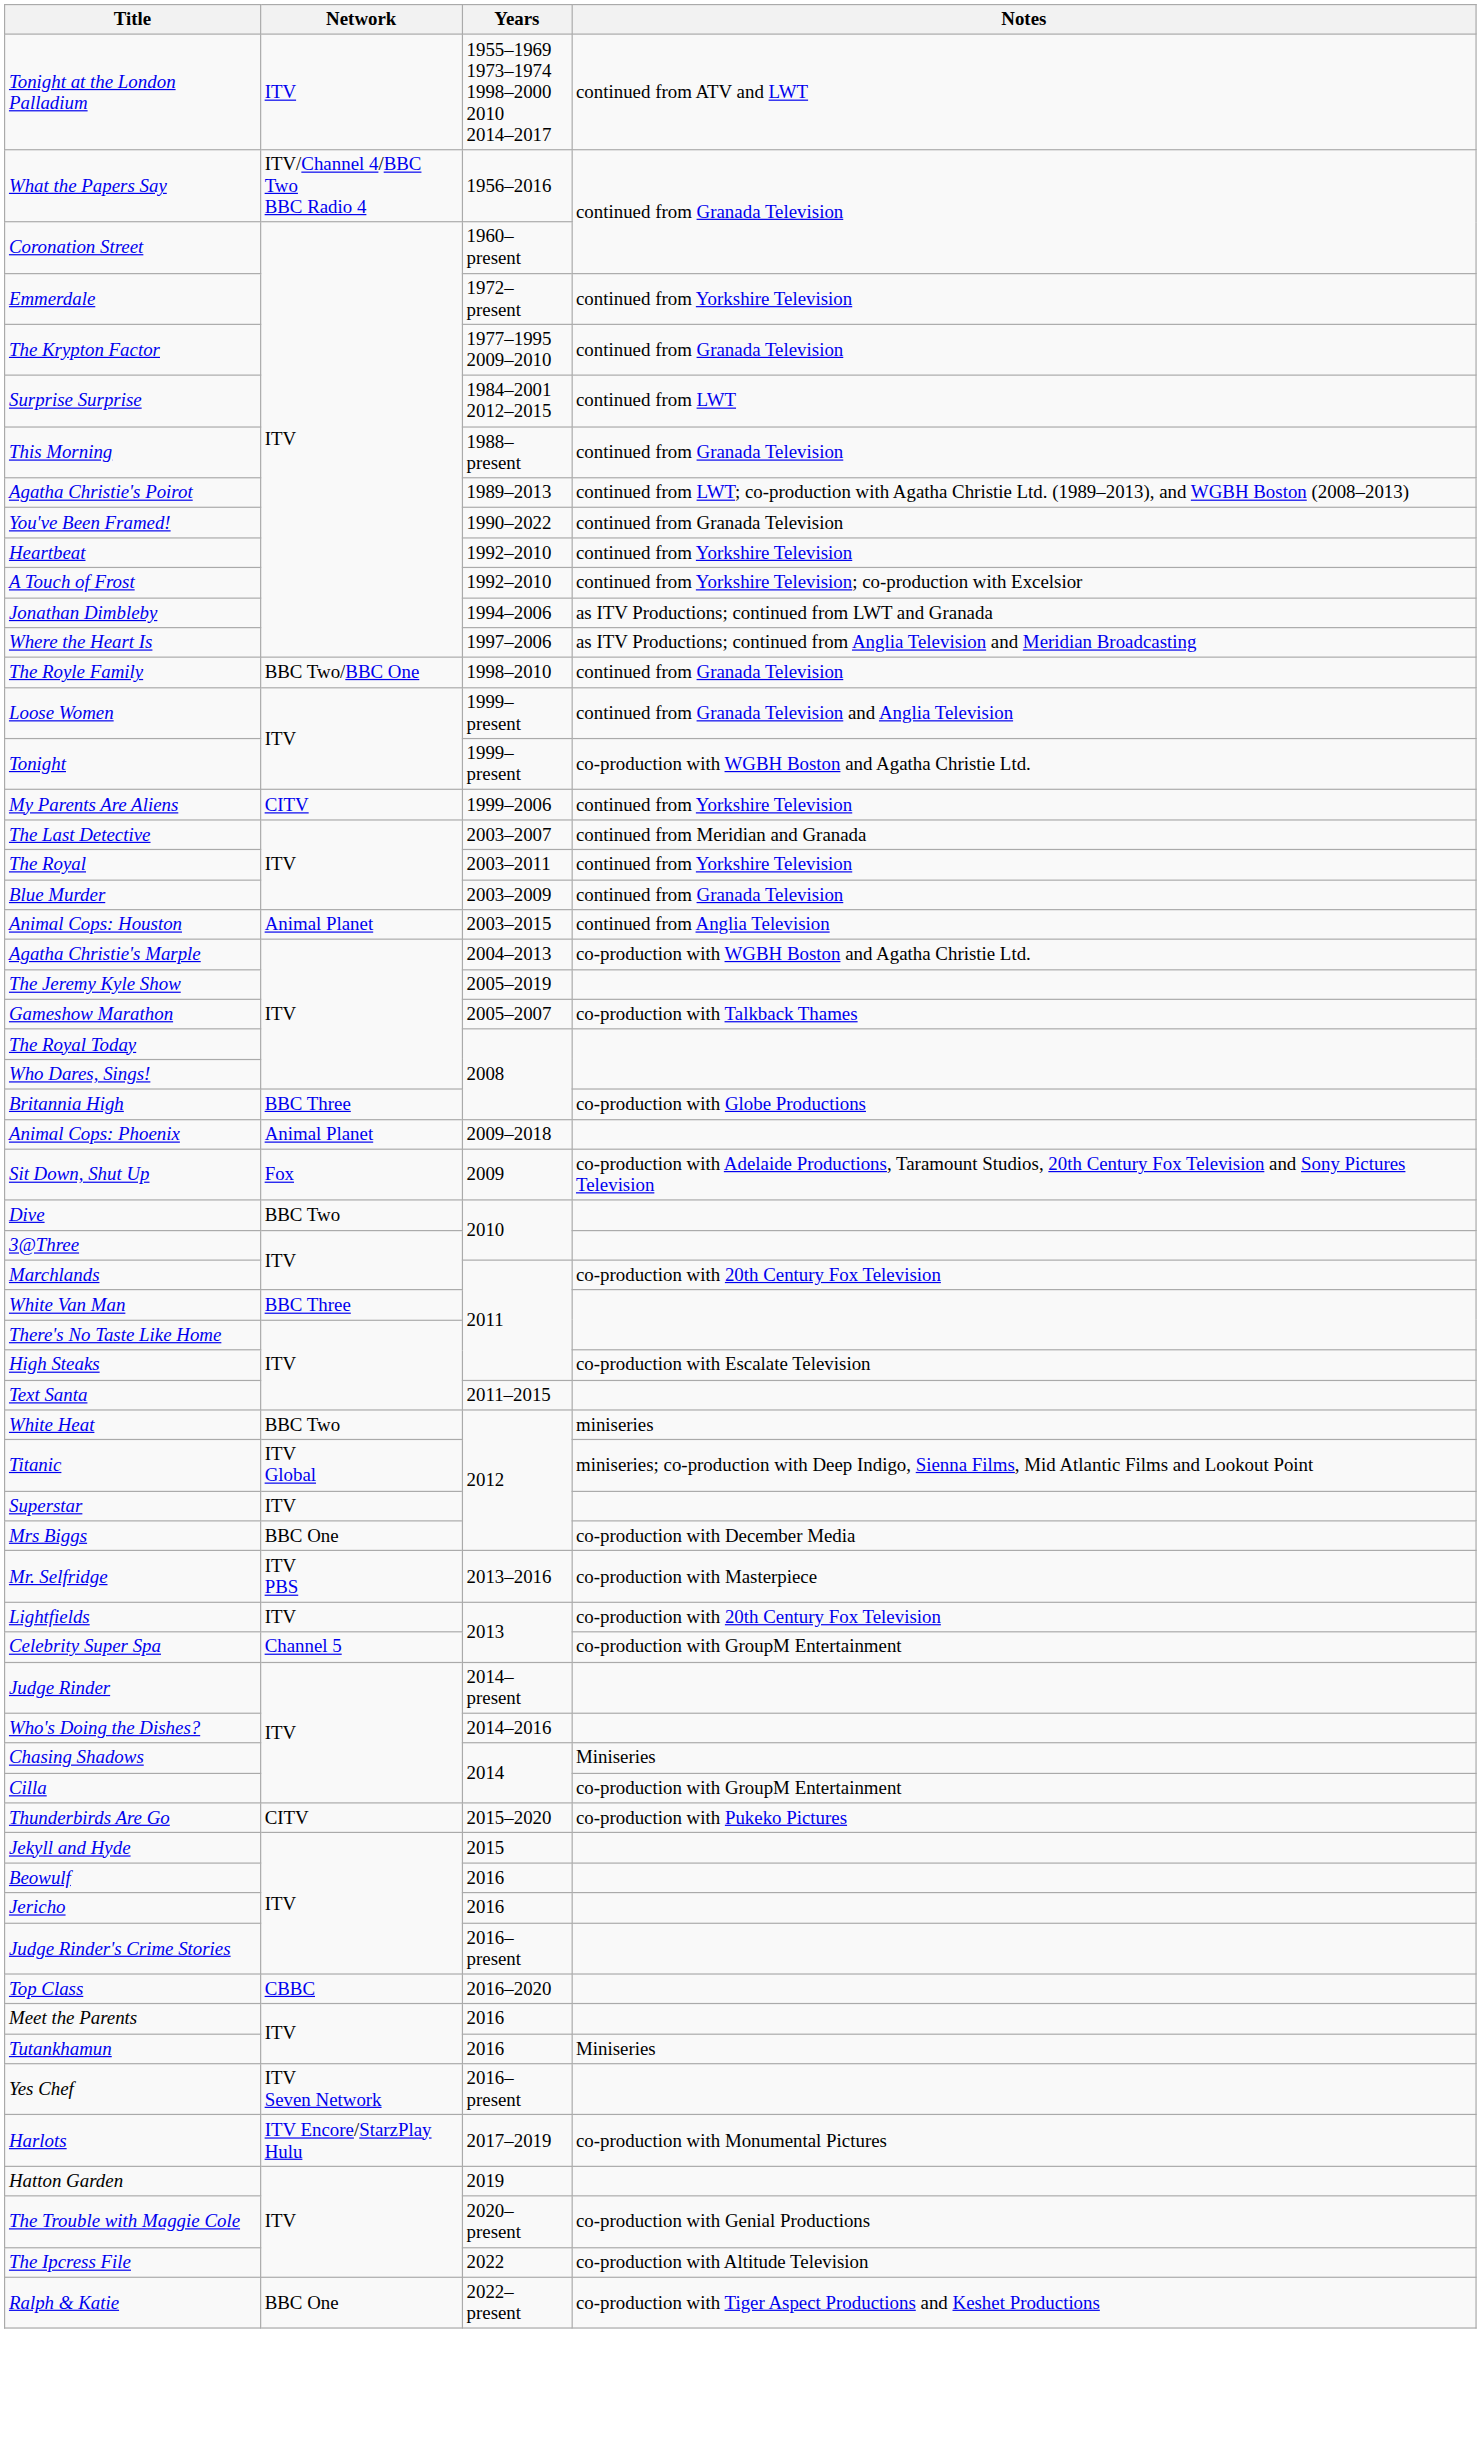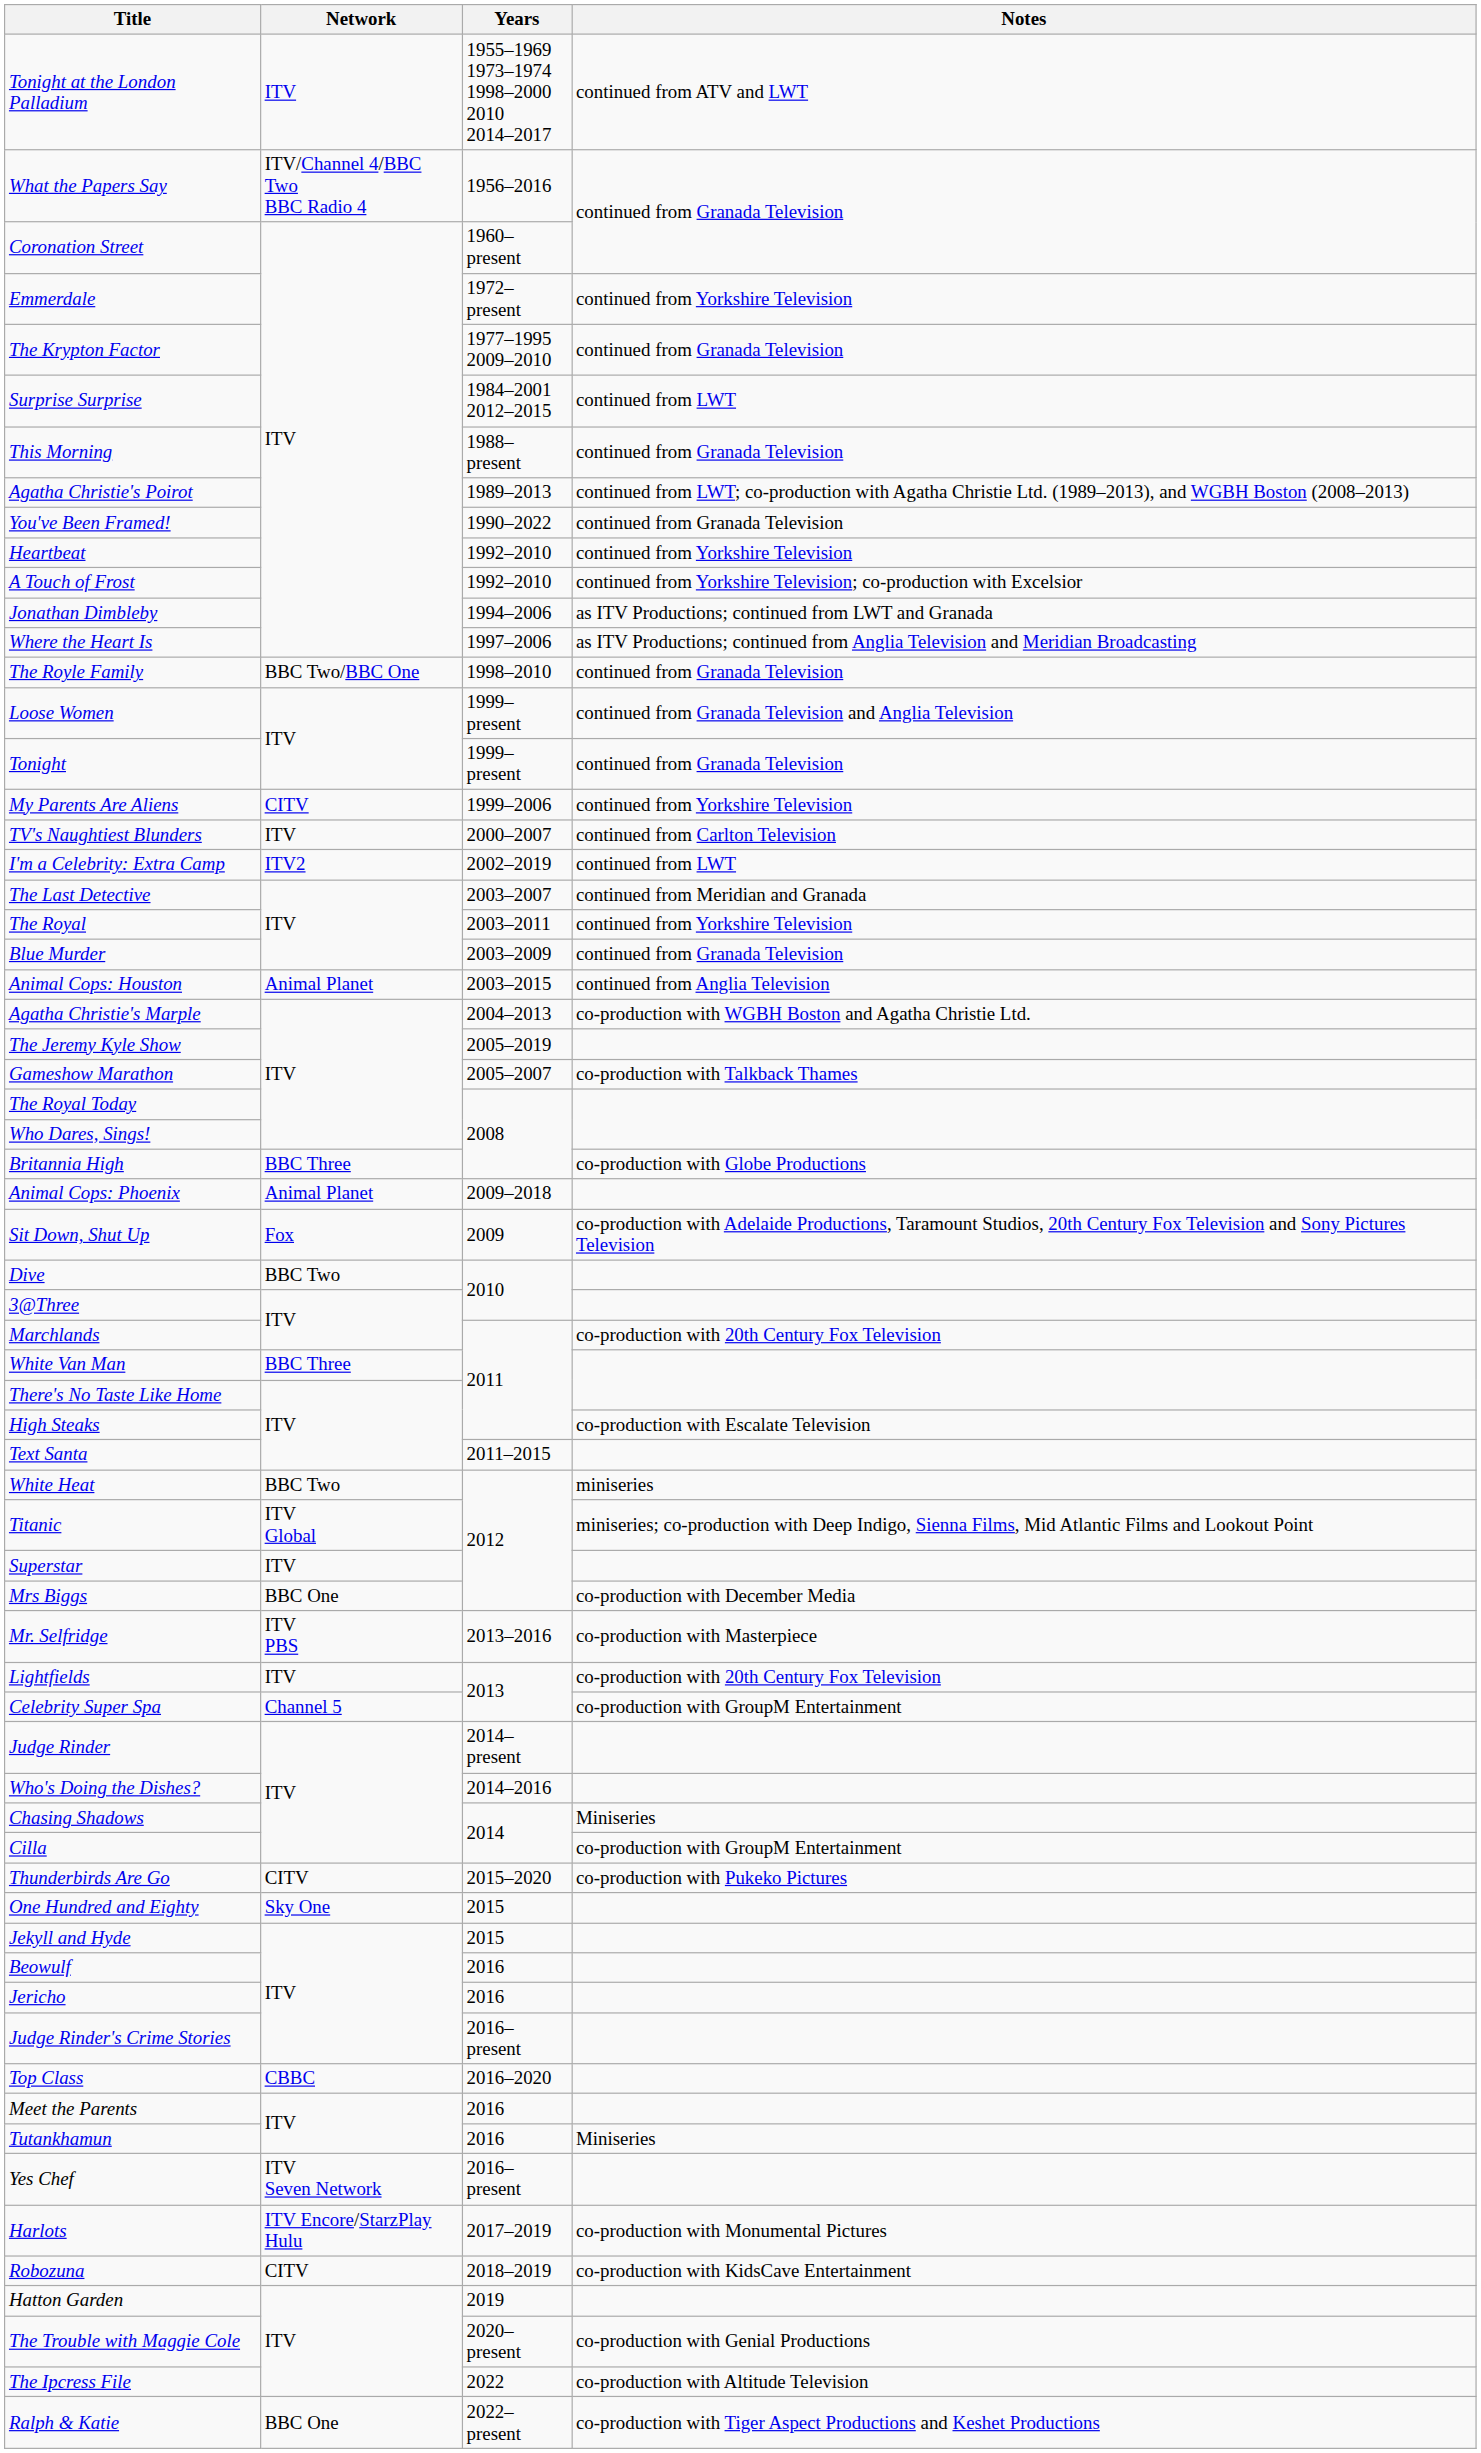(803, 764) co-production with WGBH Boston and Agatha Christie Ltd. -> (710, 764) continued from Granada Television
+ row: (105, 834)
+ row: (117, 864)
+ row: (104, 1907)
+ row: (47, 2270)
